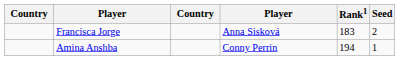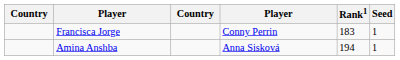(251, 31) Anna Sisková -> (250, 31) Conny Perrin
(375, 31) 2 -> (375, 31) 1
(250, 47) Conny Perrin -> (251, 47) Anna Sisková
